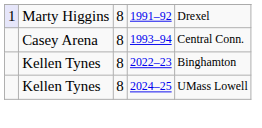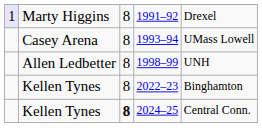(211, 39) Central Conn. -> (219, 39) UMass Lowell
+ row: (157, 63)
(120, 87) normal -> (127, 110) bold
(213, 87) UMass Lowell -> (217, 110) Central Conn.
